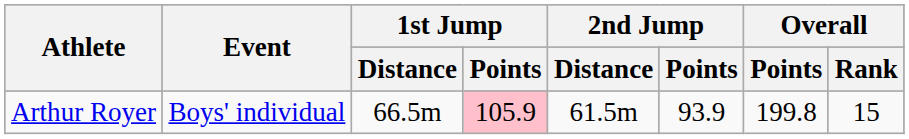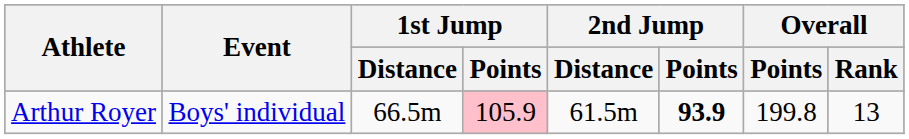(702, 111) normal -> (702, 111) bold
(866, 111) 15 -> (866, 111) 13
